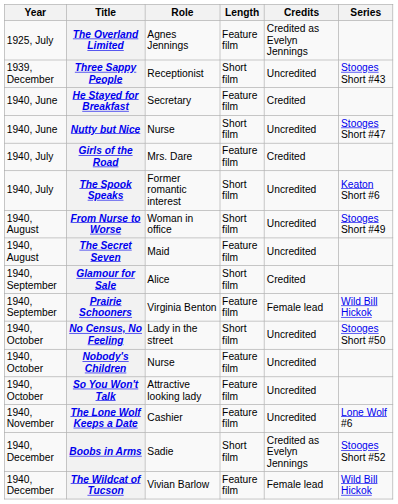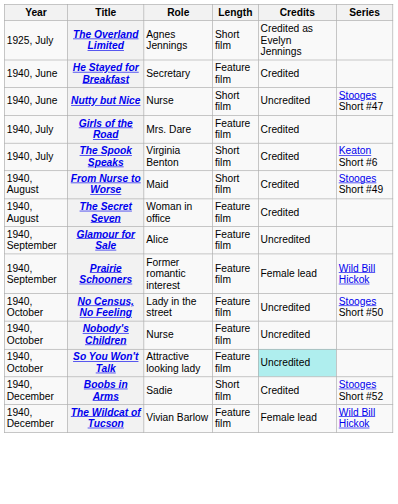(240, 40) Feature film -> (227, 40) Short film
- row: (106, 73)
(167, 190) Former romantic interest -> (163, 157) Virginia Benton
(292, 190) Uncredited -> (280, 157) Credited
(170, 224) Woman in office -> (157, 184) Maid
(292, 224) Uncredited -> (280, 184) Credited
(158, 251) Maid -> (169, 212) Woman in office
(292, 251) Uncredited -> (280, 212) Credited
(234, 279) Short film -> (233, 240) Feature film
(286, 279) Credited -> (285, 240) Uncredited
(182, 307) Virginia Benton -> (166, 273) Former romantic interest
(234, 335) Short film -> (233, 307) Feature film
(292, 390) no background -> (285, 363) paleturquoise background
- row: (106, 418)
(293, 452) Credited as Evelyn Jennings -> (280, 390) Credited
